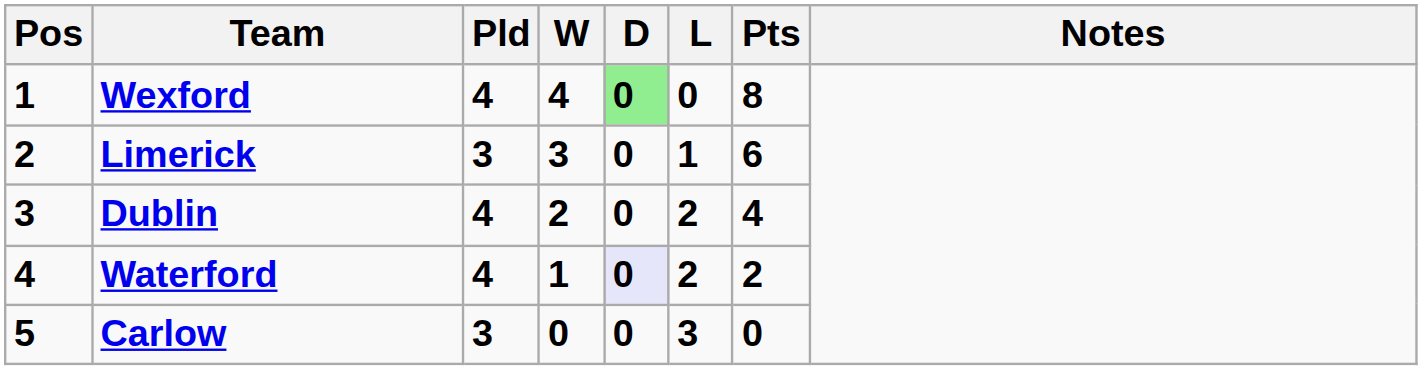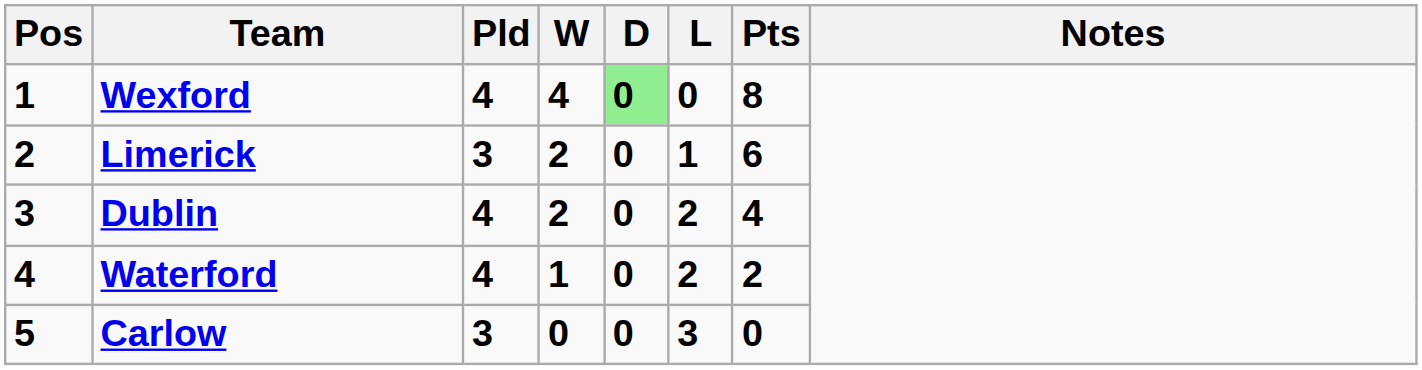(559, 154) 3 -> (559, 154) 2
(623, 273) lavender background -> (623, 273) no background
